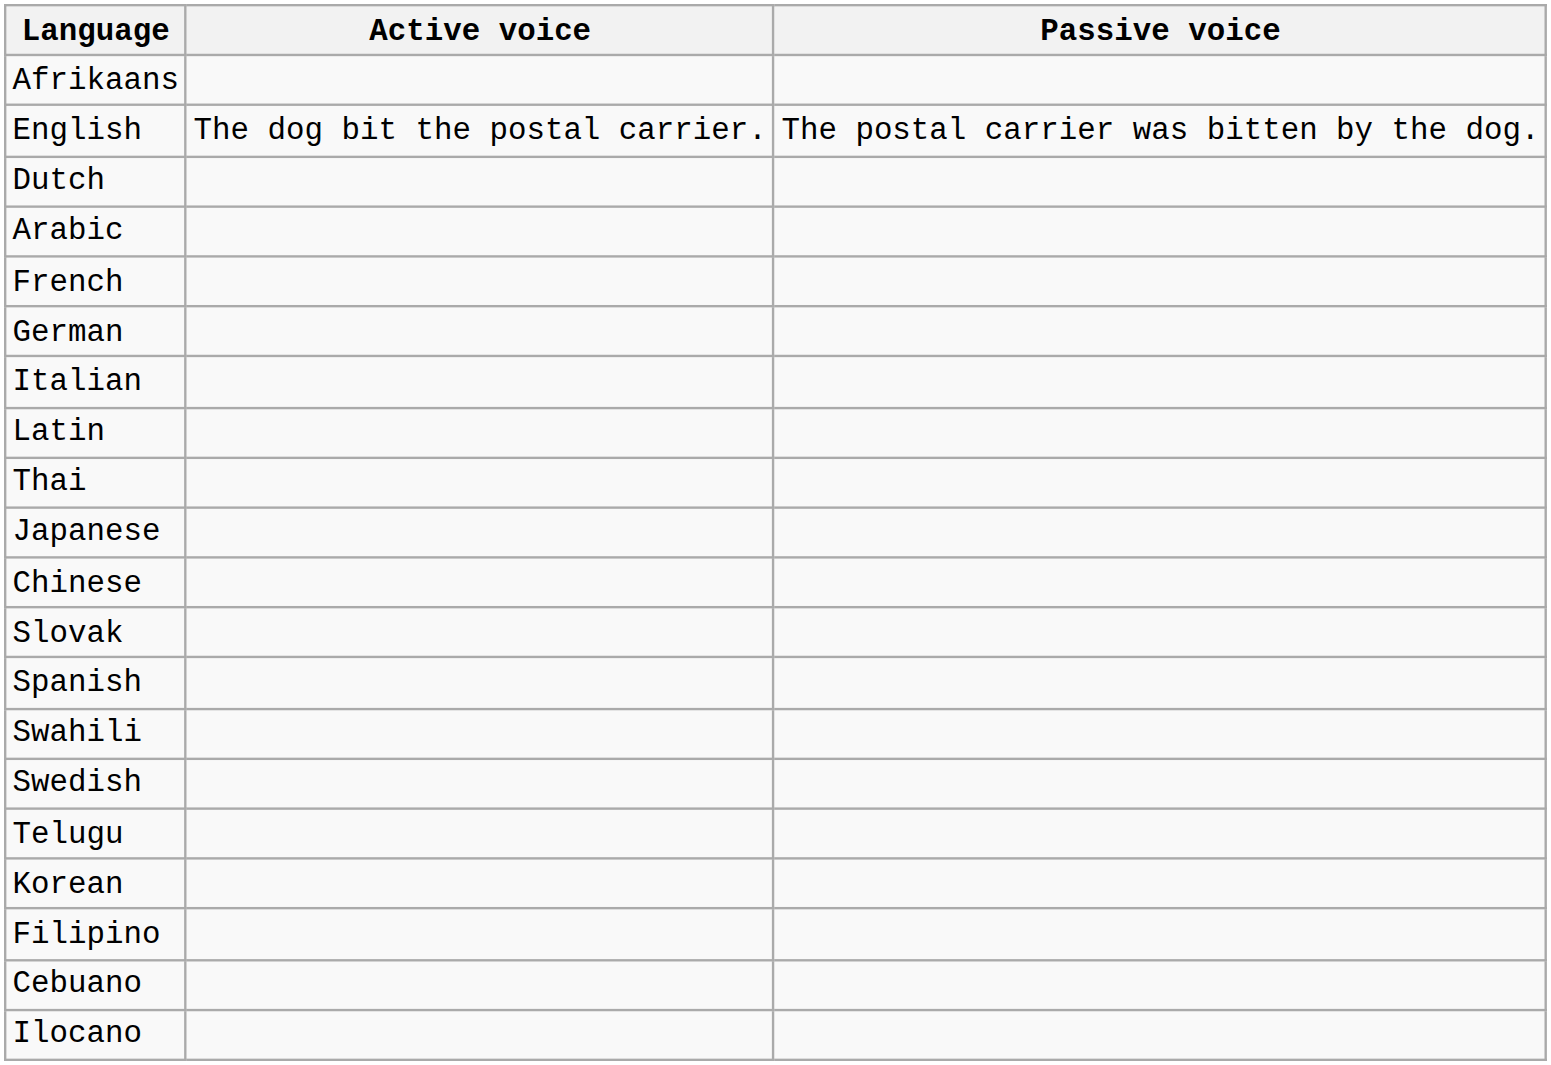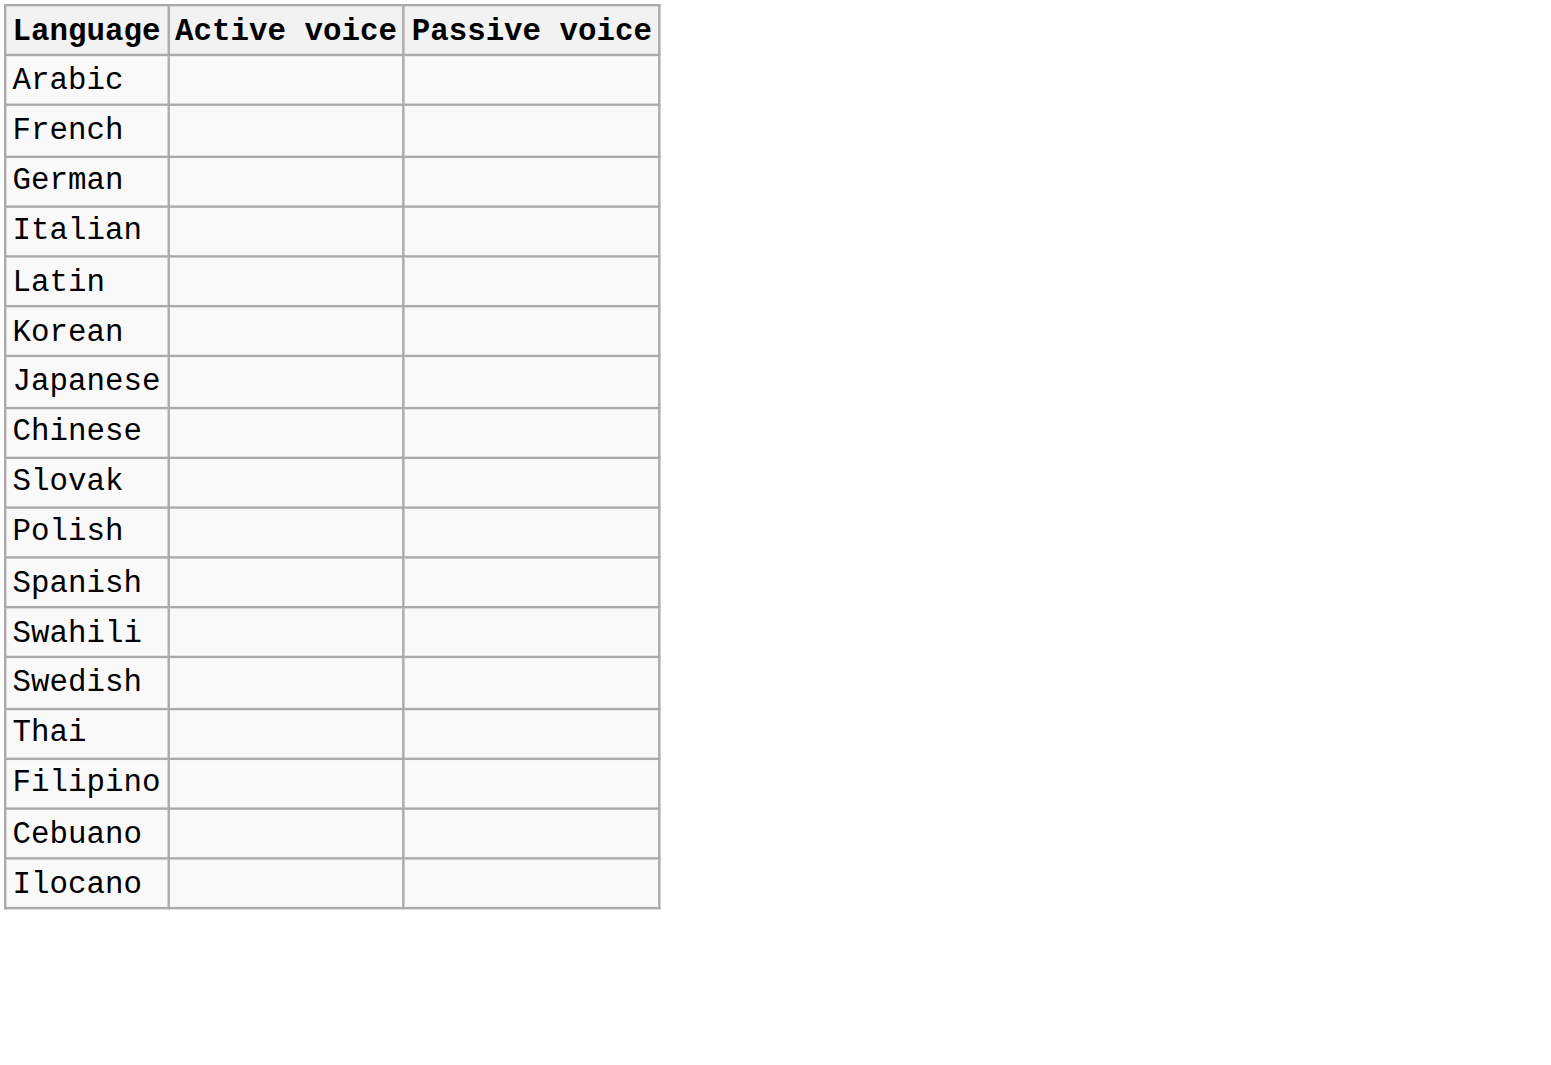- row: (96, 81)
- row: (77, 131)
- row: (59, 181)
rows swapped: (68, 884) <-> (50, 482)
+ row: (68, 532)
- row: (68, 834)
